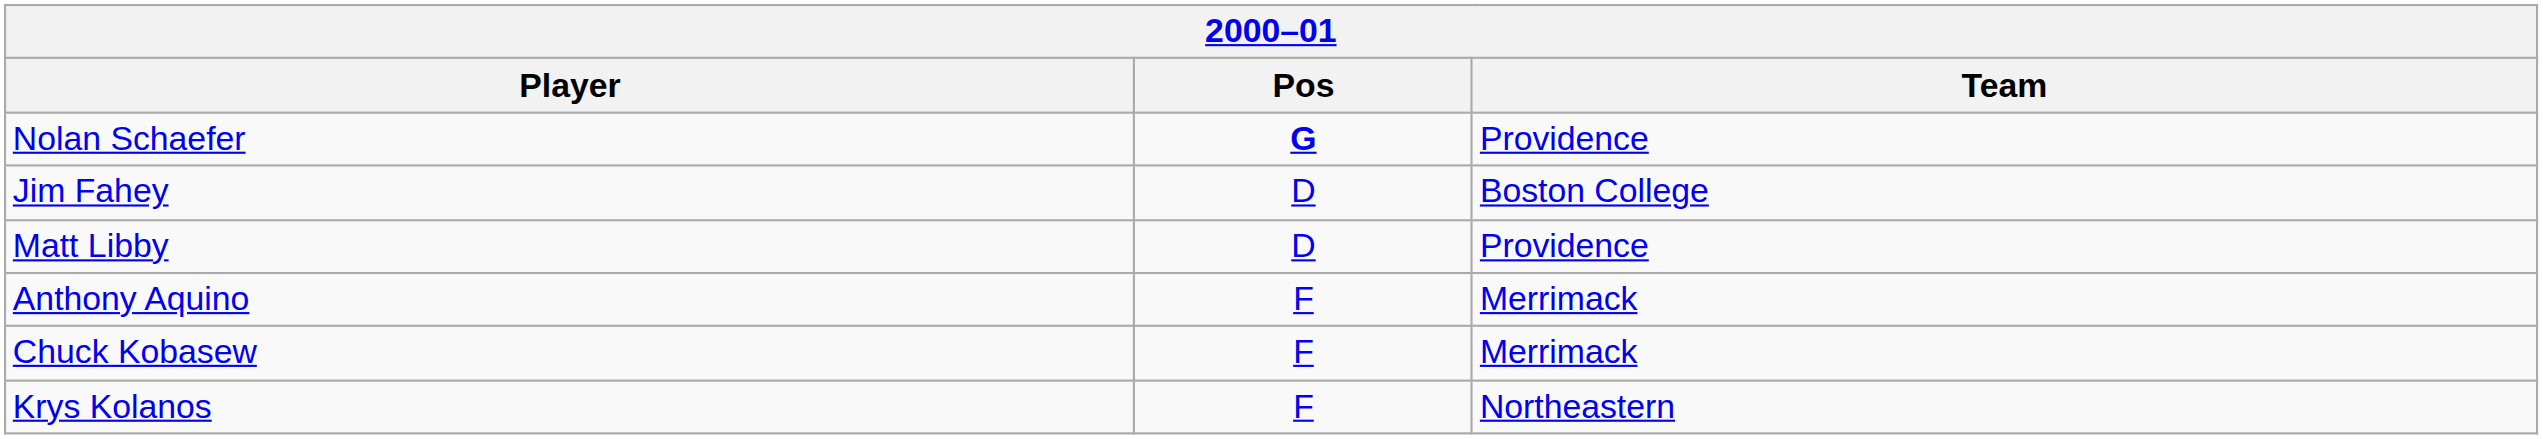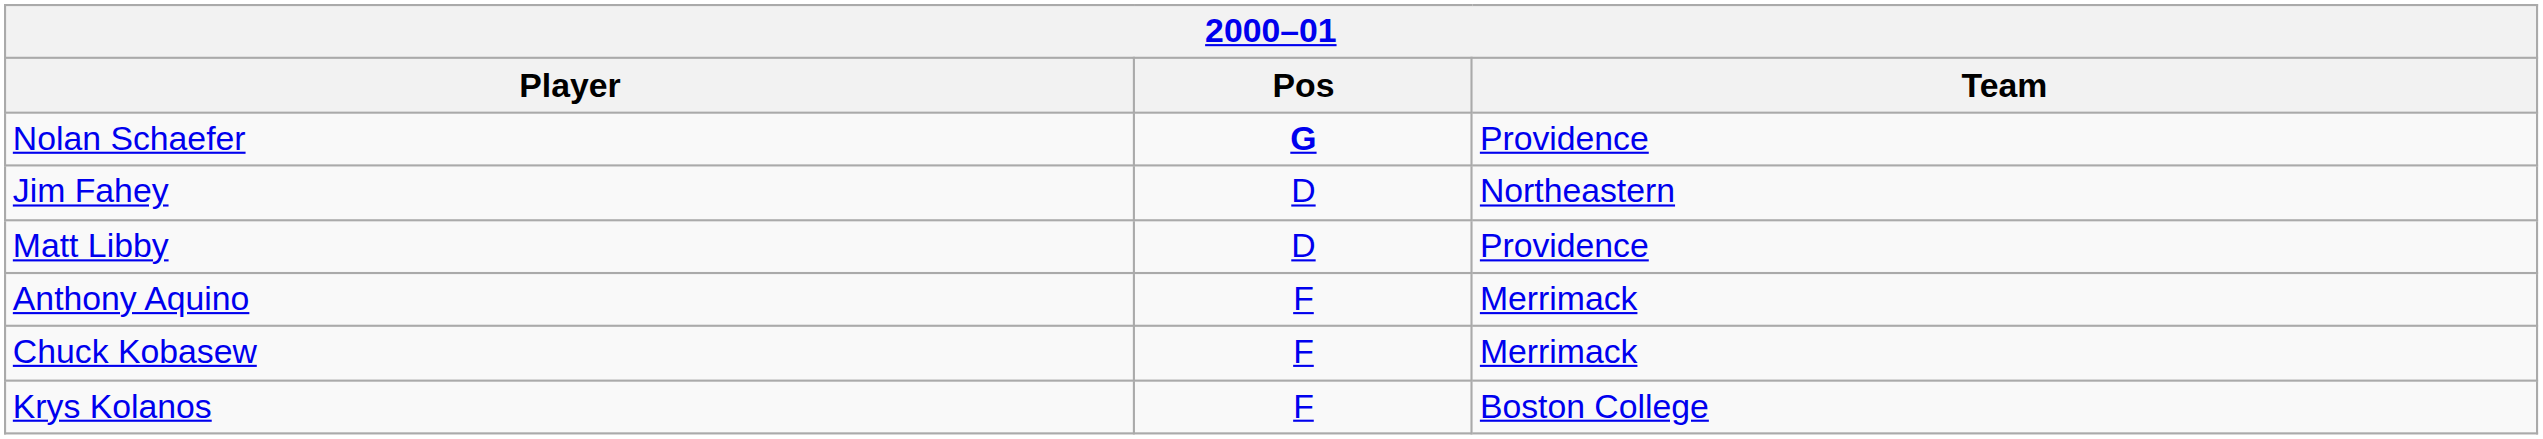(1594, 191) Boston College -> (1577, 191) Northeastern
(1577, 406) Northeastern -> (1594, 406) Boston College
